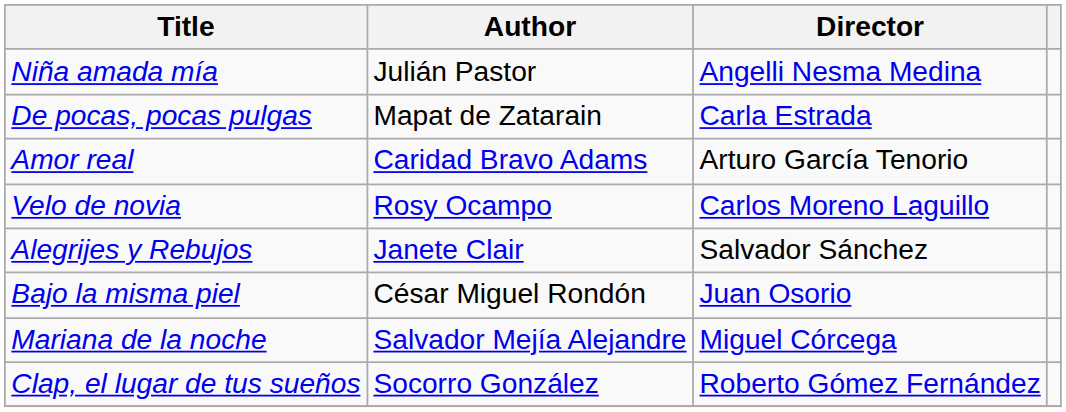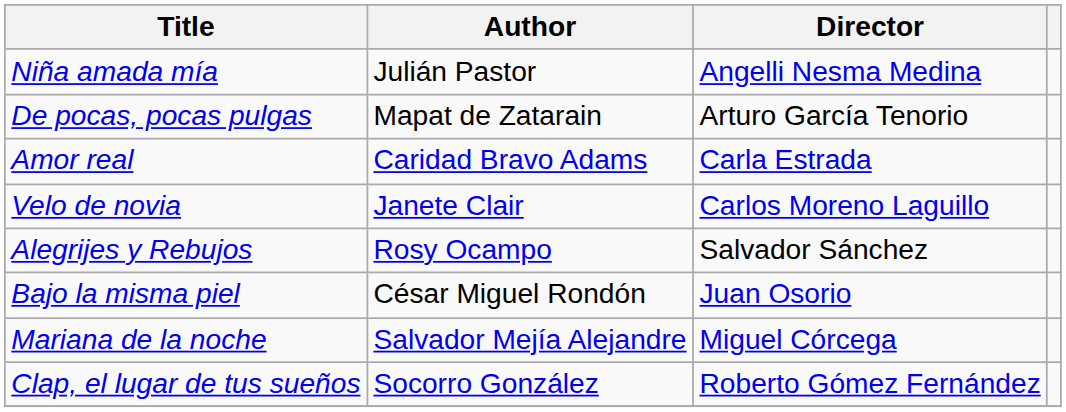(786, 116) Carla Estrada -> (834, 116) Arturo García Tenorio
(834, 160) Arturo García Tenorio -> (786, 160) Carla Estrada
(463, 205) Rosy Ocampo -> (449, 205) Janete Clair
(449, 250) Janete Clair -> (463, 250) Rosy Ocampo
